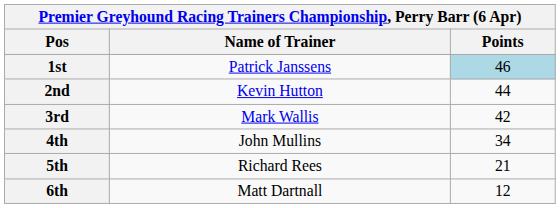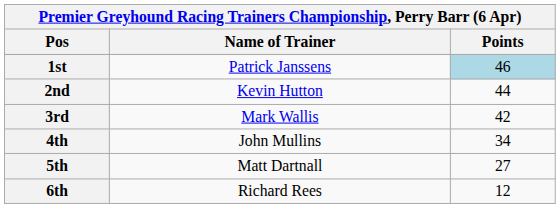(280, 166) Richard Rees -> (280, 166) Matt Dartnall
(503, 166) 21 -> (503, 166) 27
(280, 191) Matt Dartnall -> (280, 191) Richard Rees
